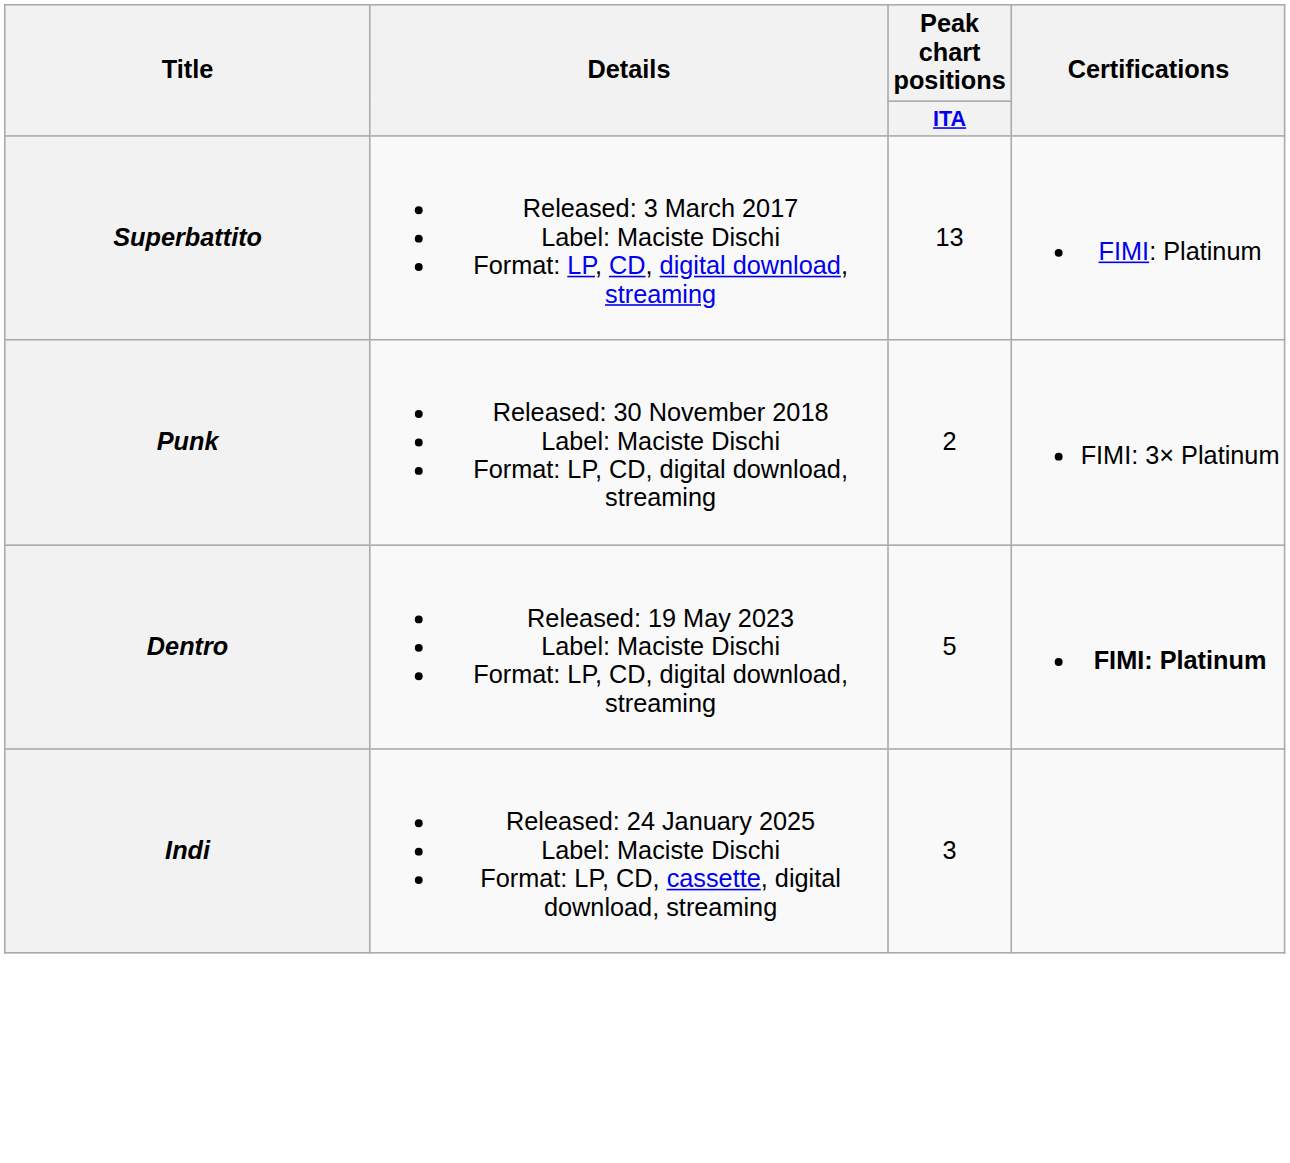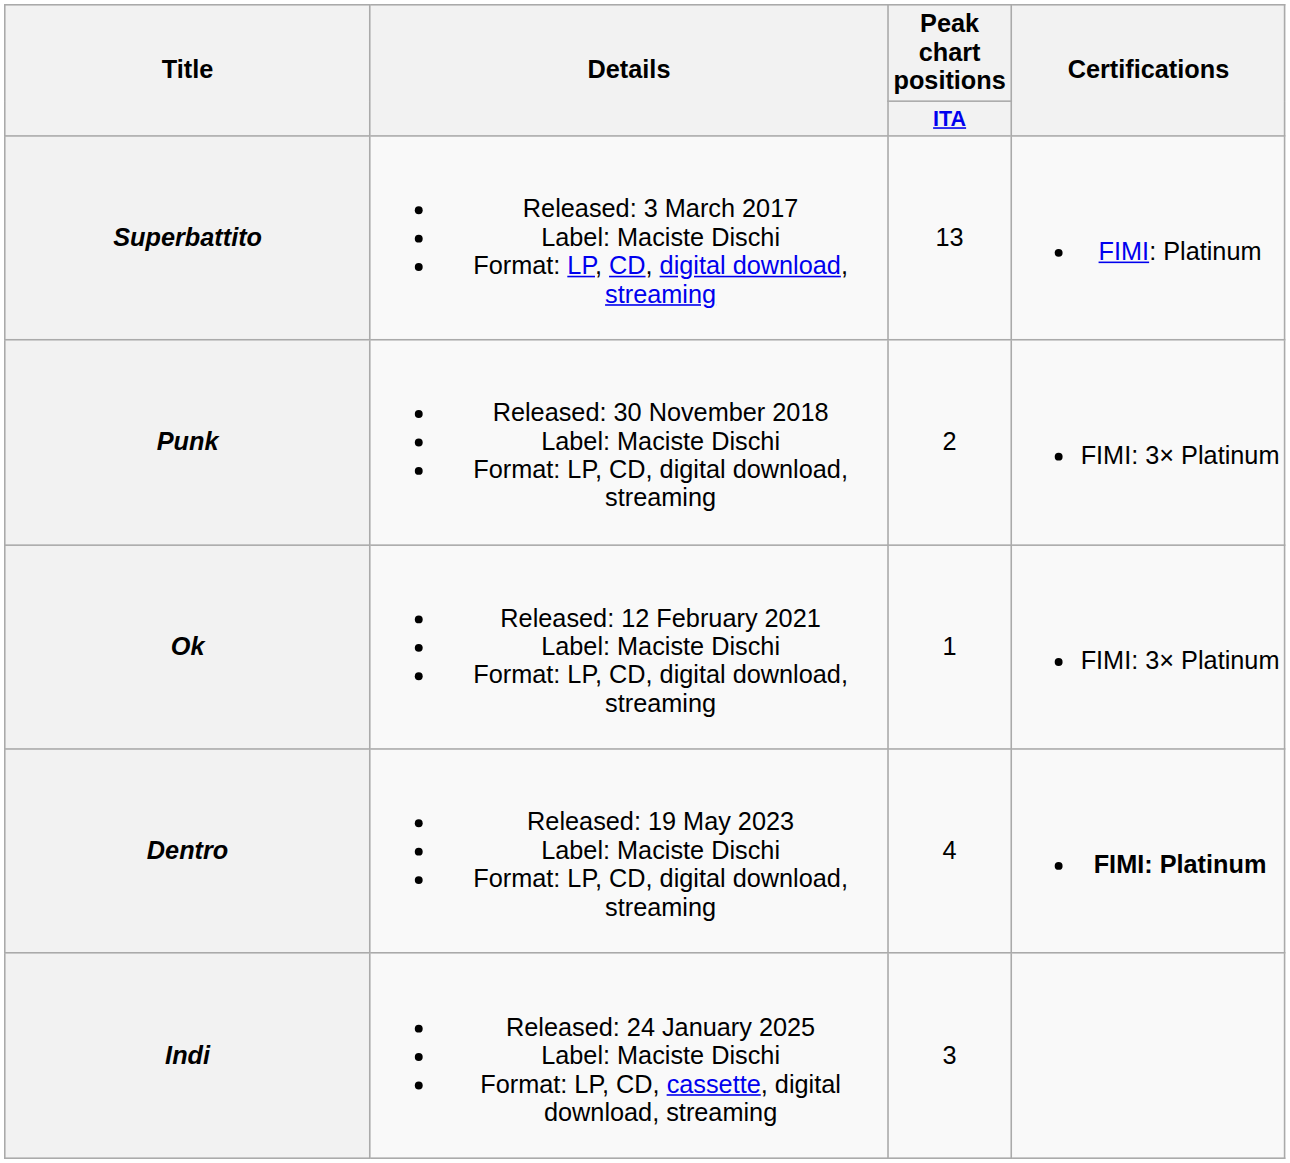+ row: (188, 646)
(950, 646) 5 -> (950, 850) 4
